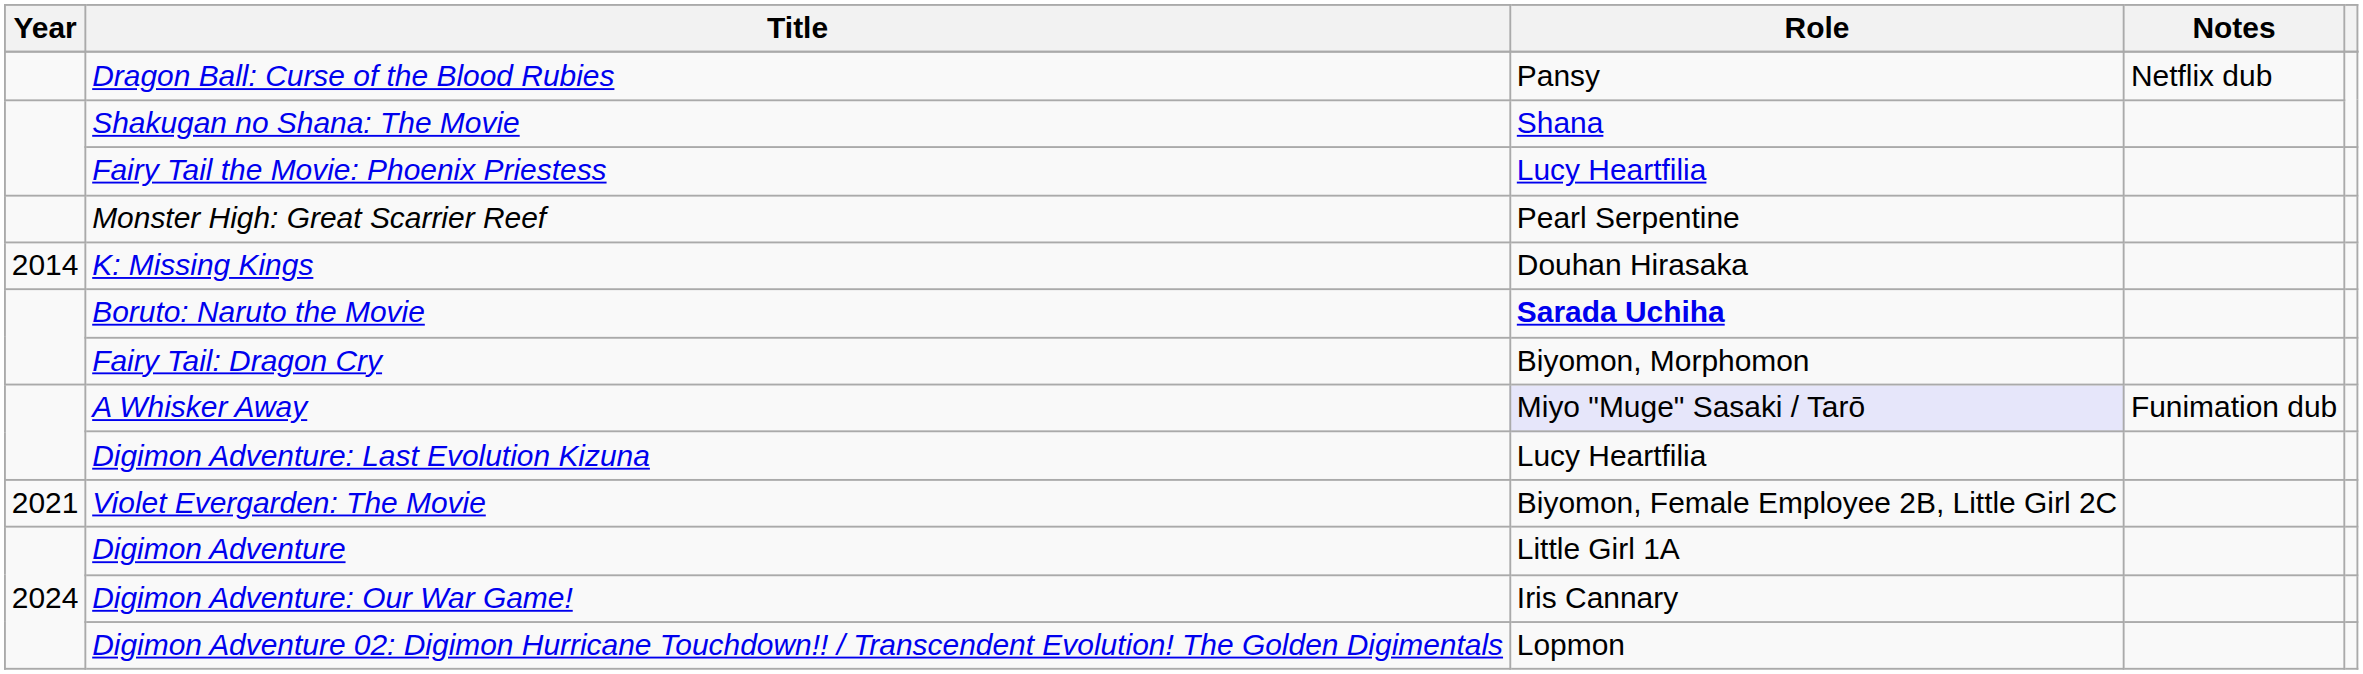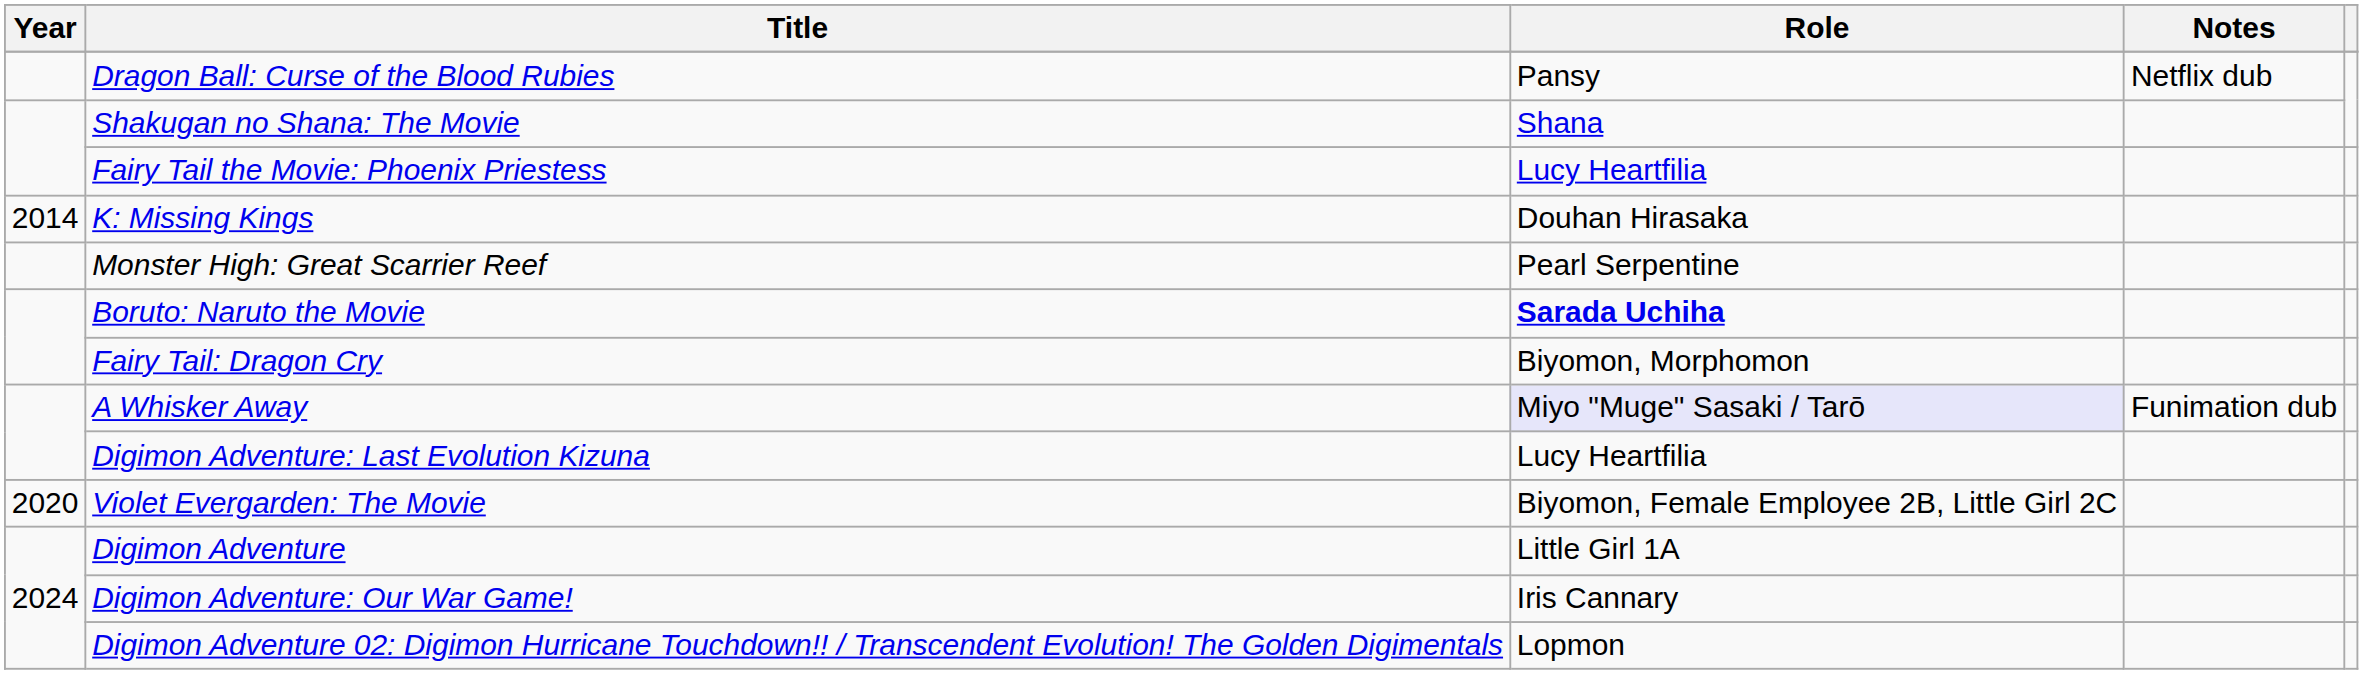rows swapped: (203, 265) <-> (319, 218)
(45, 502) 2021 -> (45, 502) 2020
